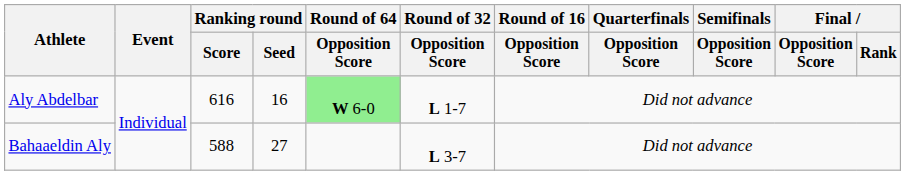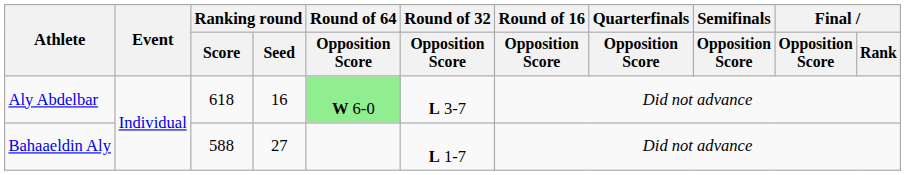(222, 99) 616 -> (222, 99) 618
(447, 109) L 1-7 -> (447, 109) L 3-7
(447, 156) L 3-7 -> (447, 156) L 1-7
